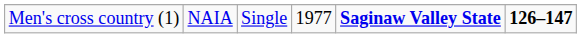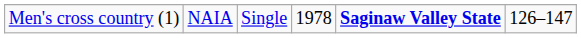(314, 18) 1977 -> (314, 18) 1978
(541, 18) bold -> (541, 18) normal
